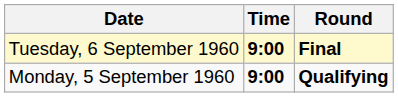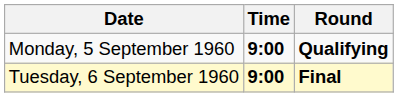rows swapped: (122, 77) <-> (124, 48)
